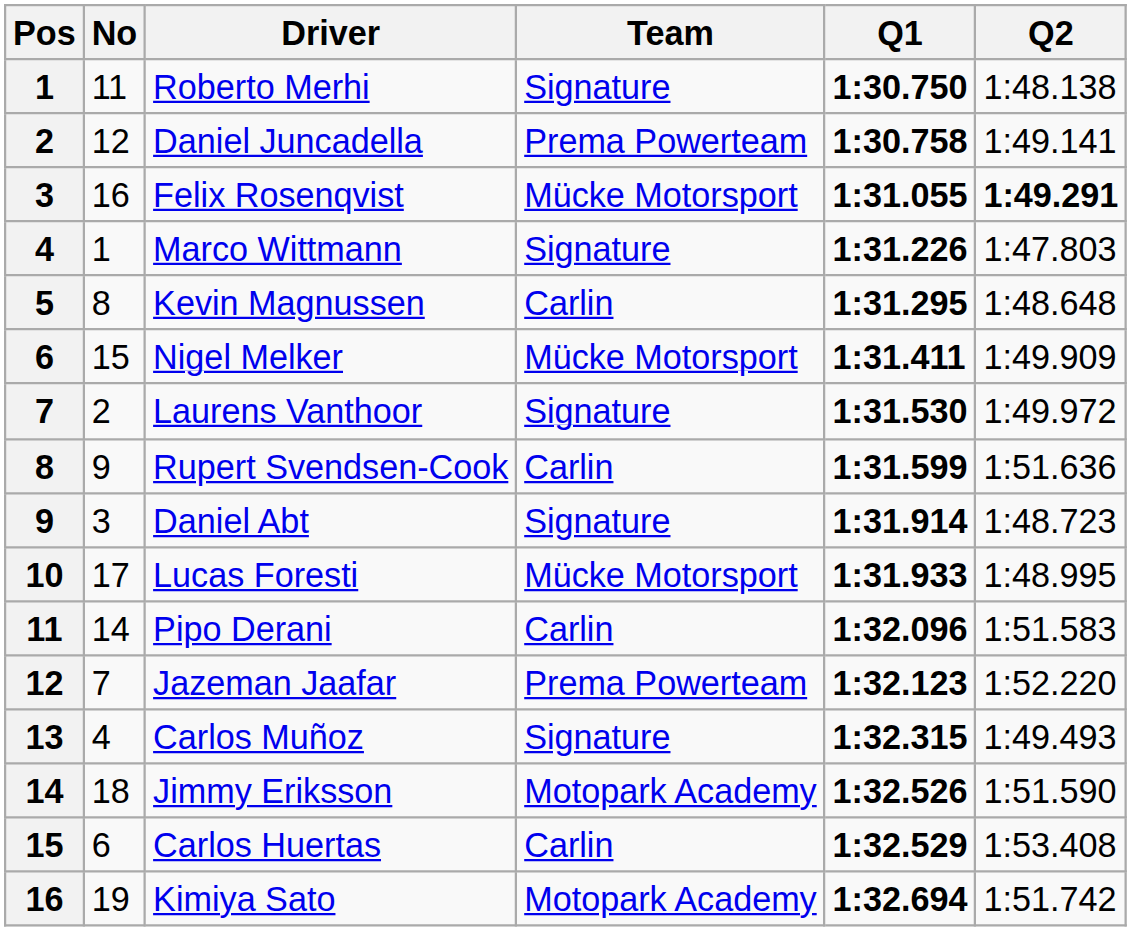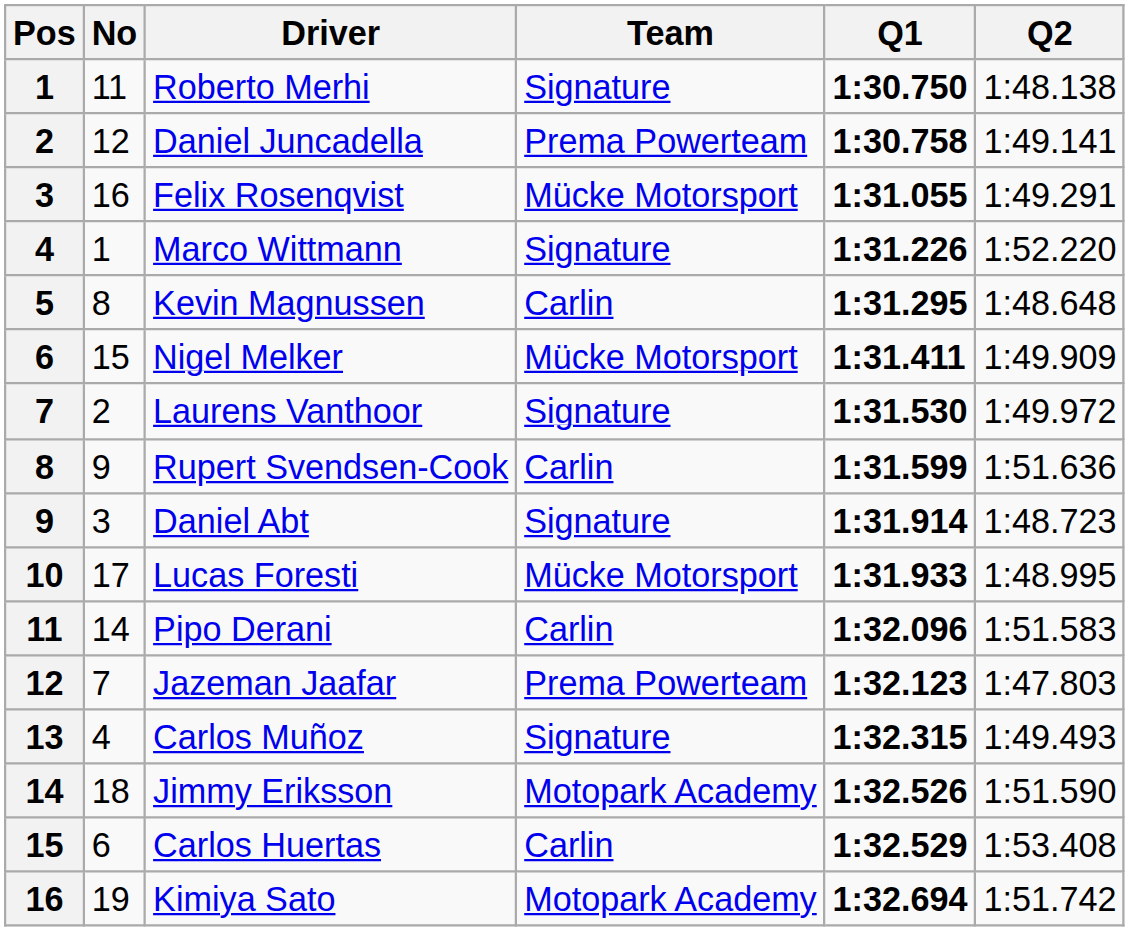(1051, 195) bold -> (1050, 195) normal
(1050, 249) 1:47.803 -> (1050, 249) 1:52.220
(1050, 682) 1:52.220 -> (1050, 682) 1:47.803
